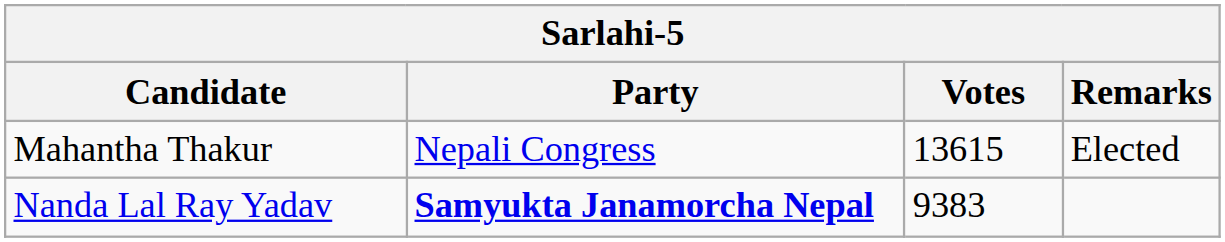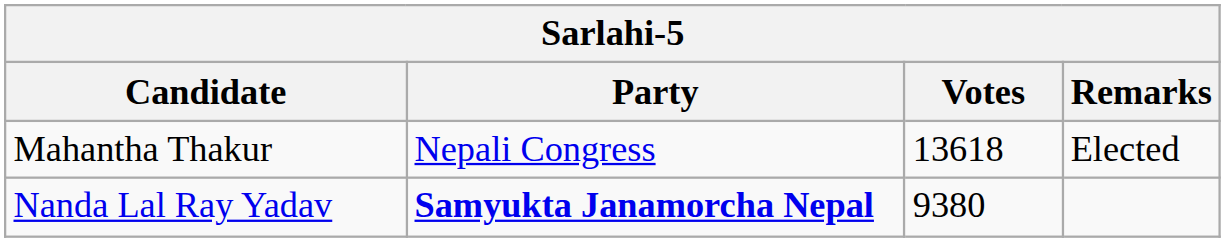(958, 148) 13615 -> (958, 148) 13618
(949, 206) 9383 -> (949, 206) 9380
